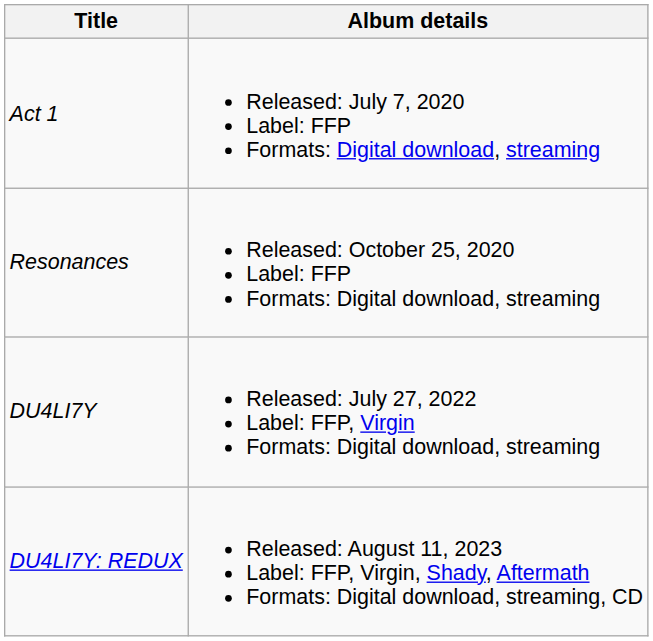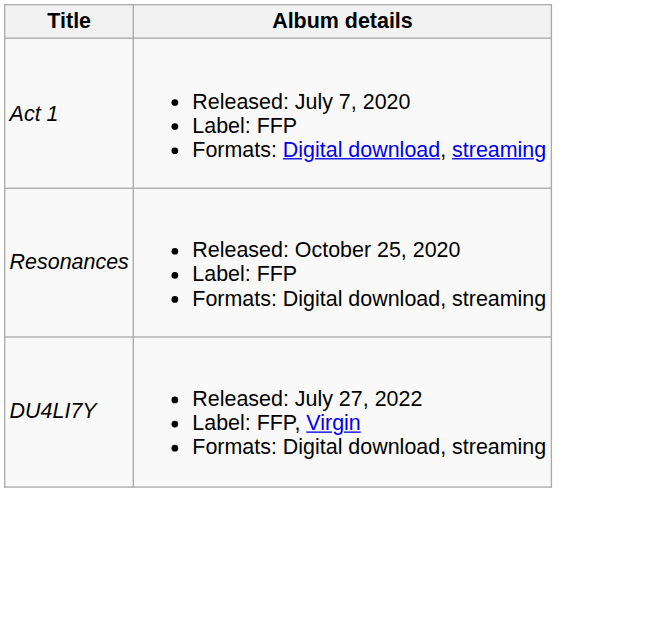- row: (96, 560)
